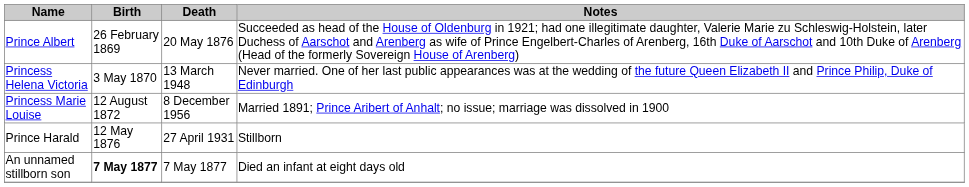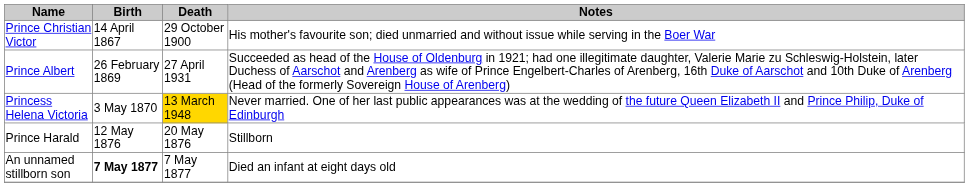+ row: (48, 35)
(198, 42) 20 May 1876 -> (184, 71) 27 April 1931
(189, 78) no background -> (189, 108) gold background
- row: (46, 108)
(199, 137) 27 April 1931 -> (184, 137) 20 May 1876
